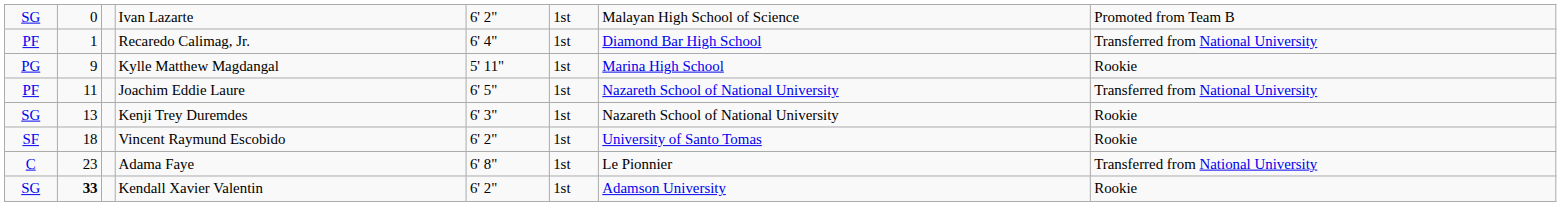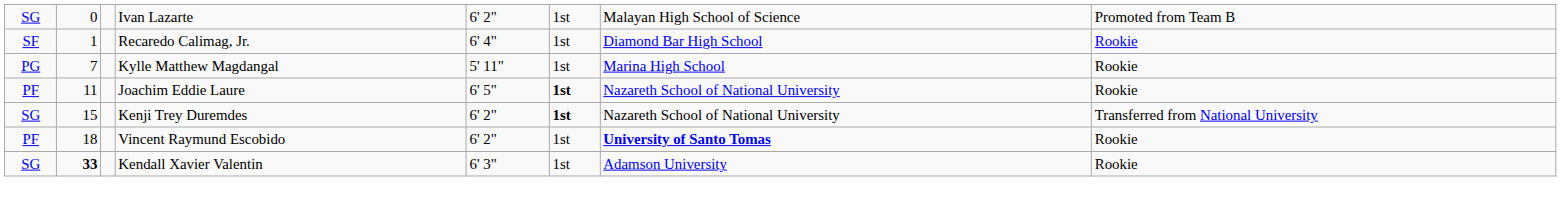(31, 41) PF -> (31, 41) SF
(1206, 41) Transferred from National University -> (1116, 41) Rookie
(94, 66) 9 -> (94, 66) 7
(562, 90) normal -> (562, 90) bold
(1206, 90) Transferred from National University -> (1116, 90) Rookie
(90, 115) 13 -> (90, 115) 15
(484, 115) 6' 3" -> (483, 115) 6' 2"
(562, 115) normal -> (562, 115) bold
(1116, 115) Rookie -> (1206, 115) Transferred from National University
(31, 139) SF -> (31, 139) PF
(682, 139) normal -> (687, 139) bold
- row: (156, 164)
(484, 188) 6' 2" -> (483, 164) 6' 3"
